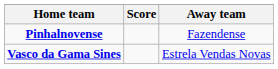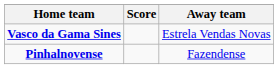rows swapped: (64, 53) <-> (64, 34)
